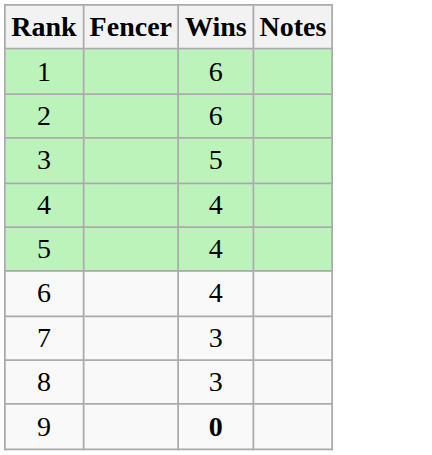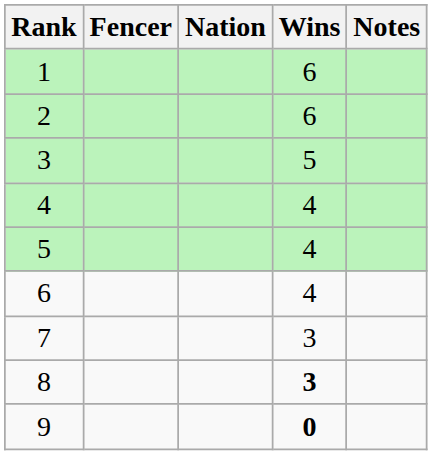+ column: (225, 26)
(216, 381) normal -> (310, 381) bold
